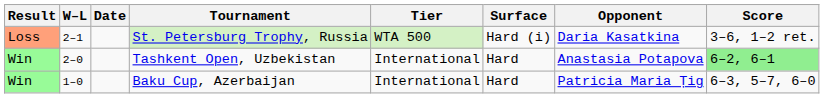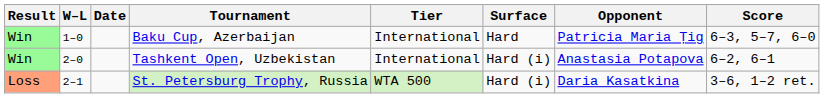rows swapped: (214, 82) <-> (250, 38)
(502, 60) Hard -> (519, 60) Hard (i)
(742, 60) lightgreen background -> (742, 60) no background
